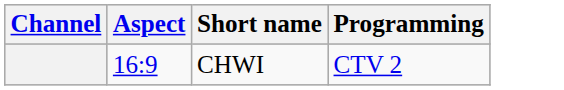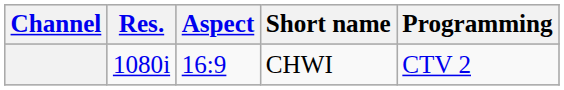+ column: (142, 24)
